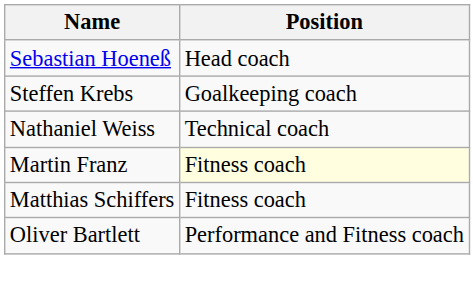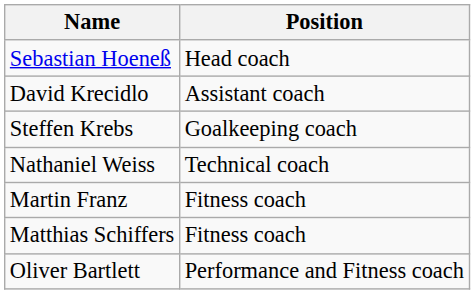+ row: (79, 93)
(245, 164) lightyellow background -> (245, 199) no background
